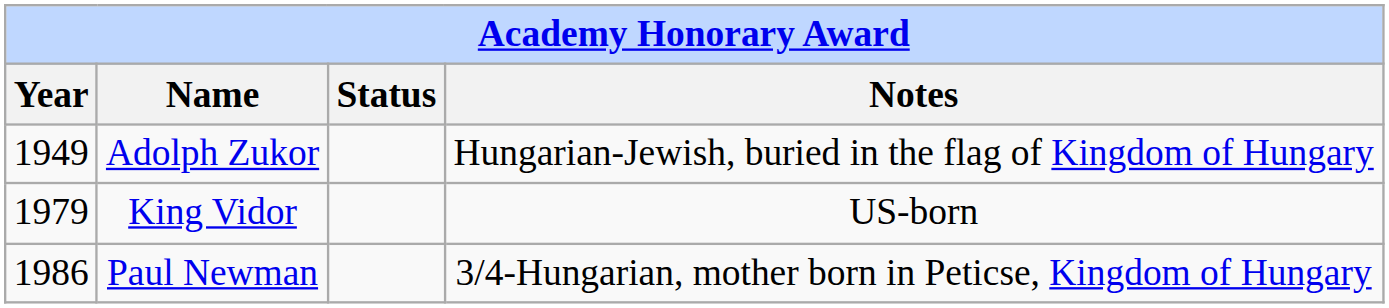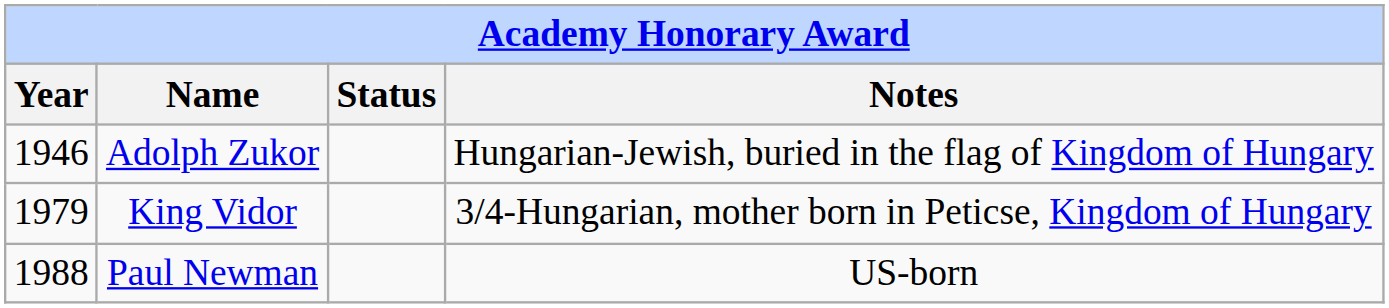(51, 152) 1949 -> (51, 152) 1946
(914, 212) US-born -> (914, 212) 3/4-Hungarian, mother born in Peticse, Kingdom of Hungary
(51, 271) 1986 -> (51, 271) 1988
(914, 271) 3/4-Hungarian, mother born in Peticse, Kingdom of Hungary -> (914, 271) US-born
